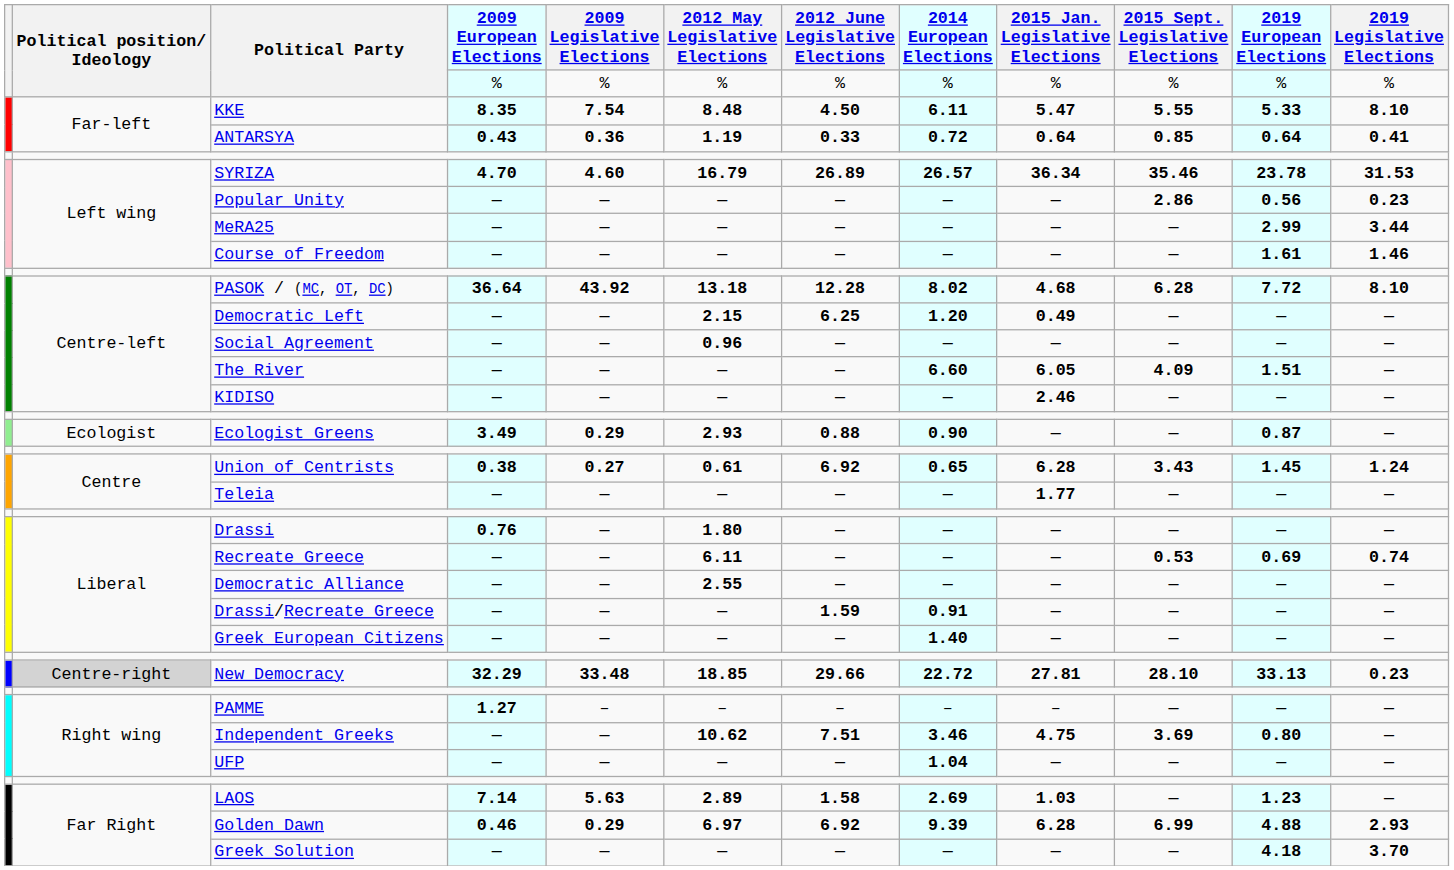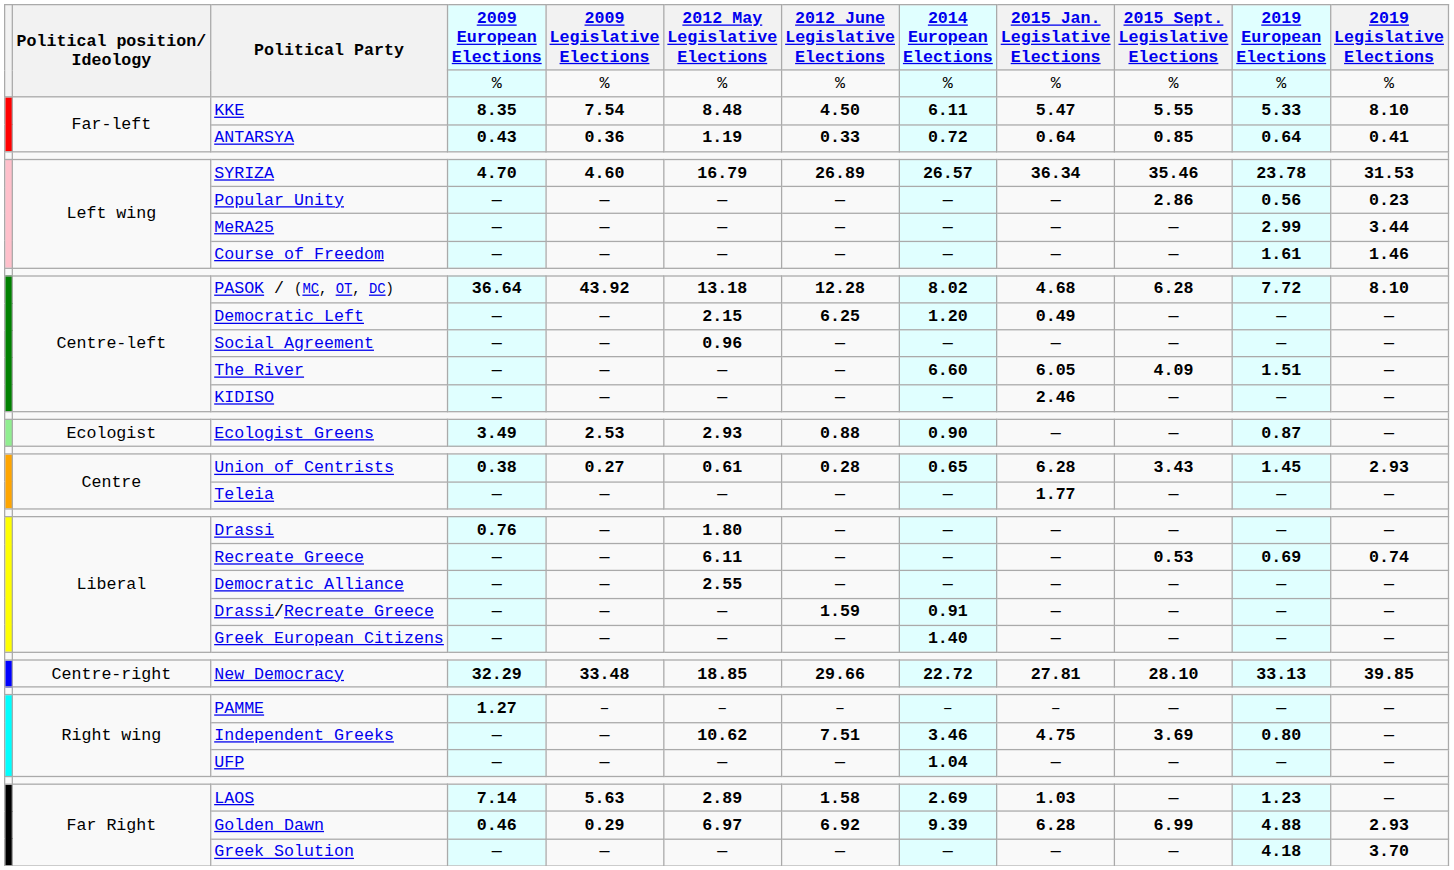(604, 433) 0.29 -> (604, 433) 2.53
(840, 468) 6.92 -> (840, 468) 0.28
(1389, 468) 1.24 -> (1389, 468) 2.93
(111, 674) lightgrey background -> (111, 674) no background
(1389, 674) 0.23 -> (1389, 674) 39.85
